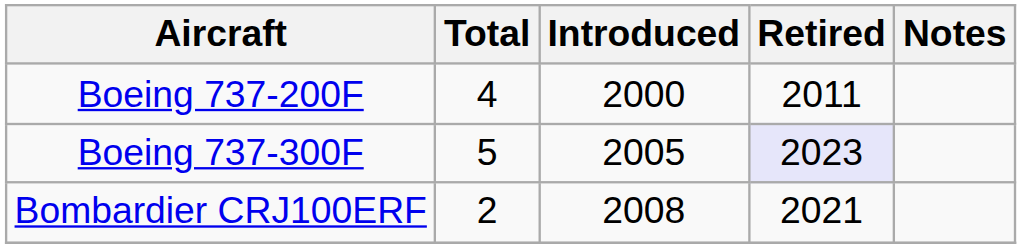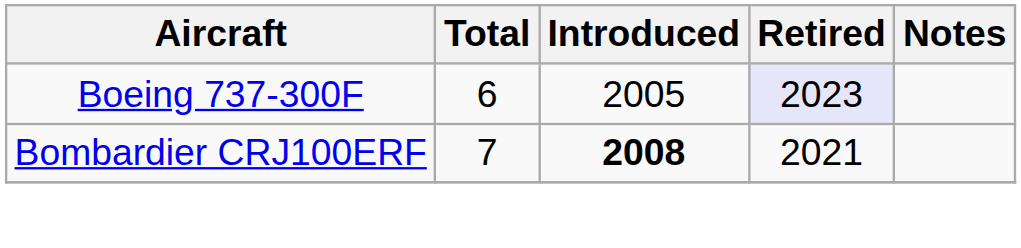- row: (221, 93)
(487, 152) 5 -> (487, 93) 6
(487, 211) 2 -> (487, 152) 7
(644, 211) normal -> (644, 152) bold
